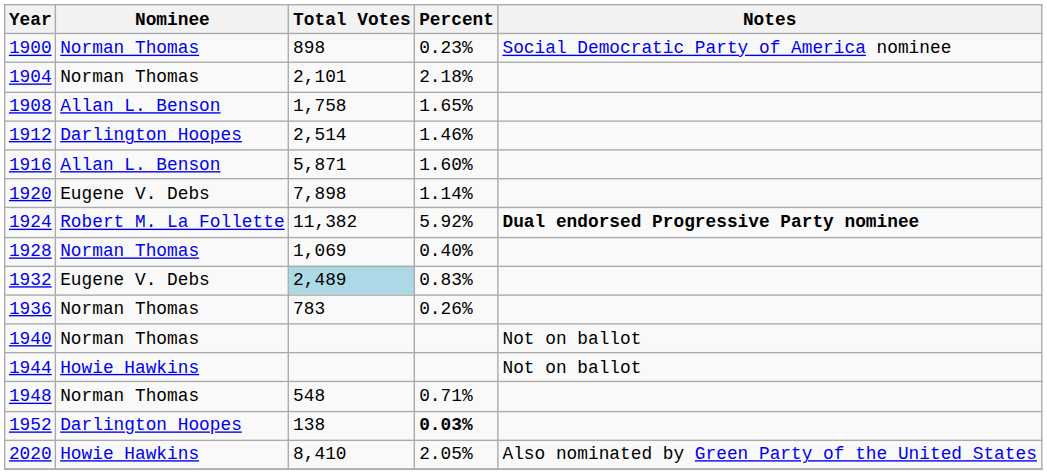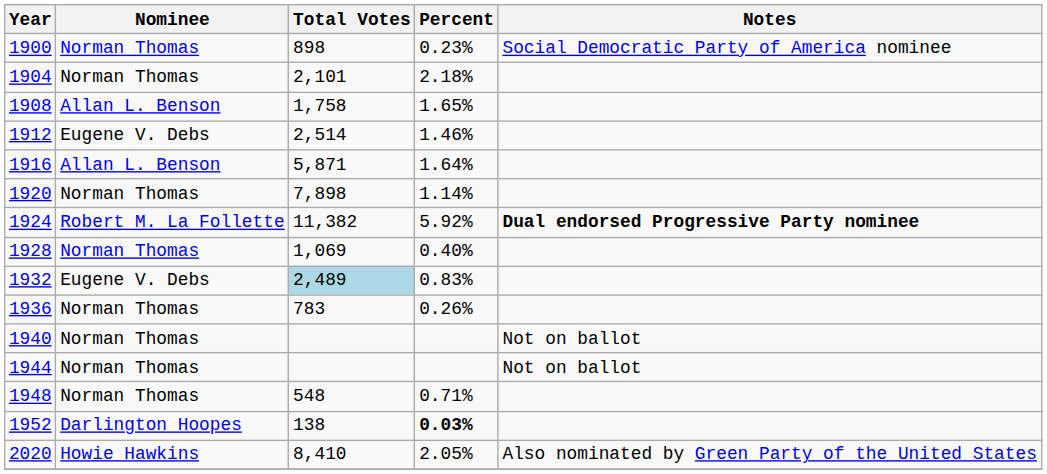(151, 135) Darlington Hoopes -> (135, 135) Eugene V. Debs
(446, 164) 1.60% -> (446, 164) 1.64%
(135, 193) Eugene V. Debs -> (130, 193) Norman Thomas
(130, 368) Howie Hawkins -> (130, 368) Norman Thomas
